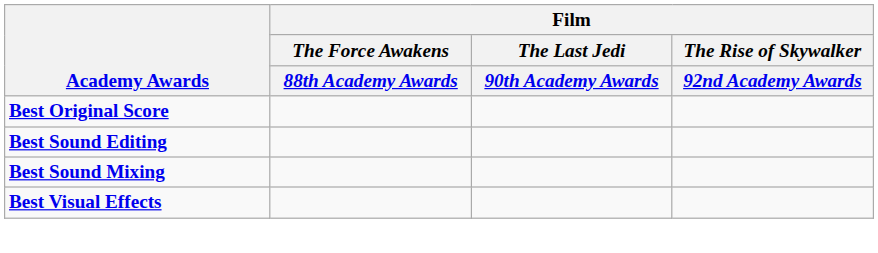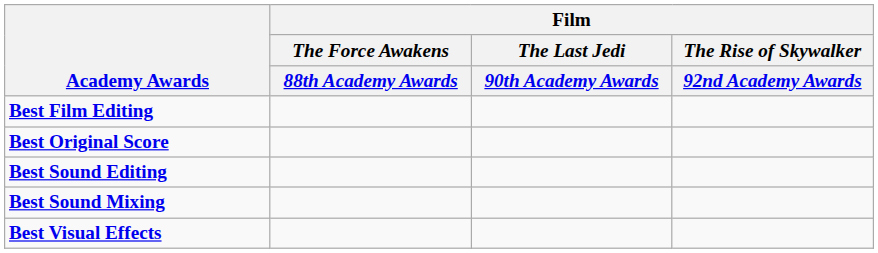+ row: (81, 111)
